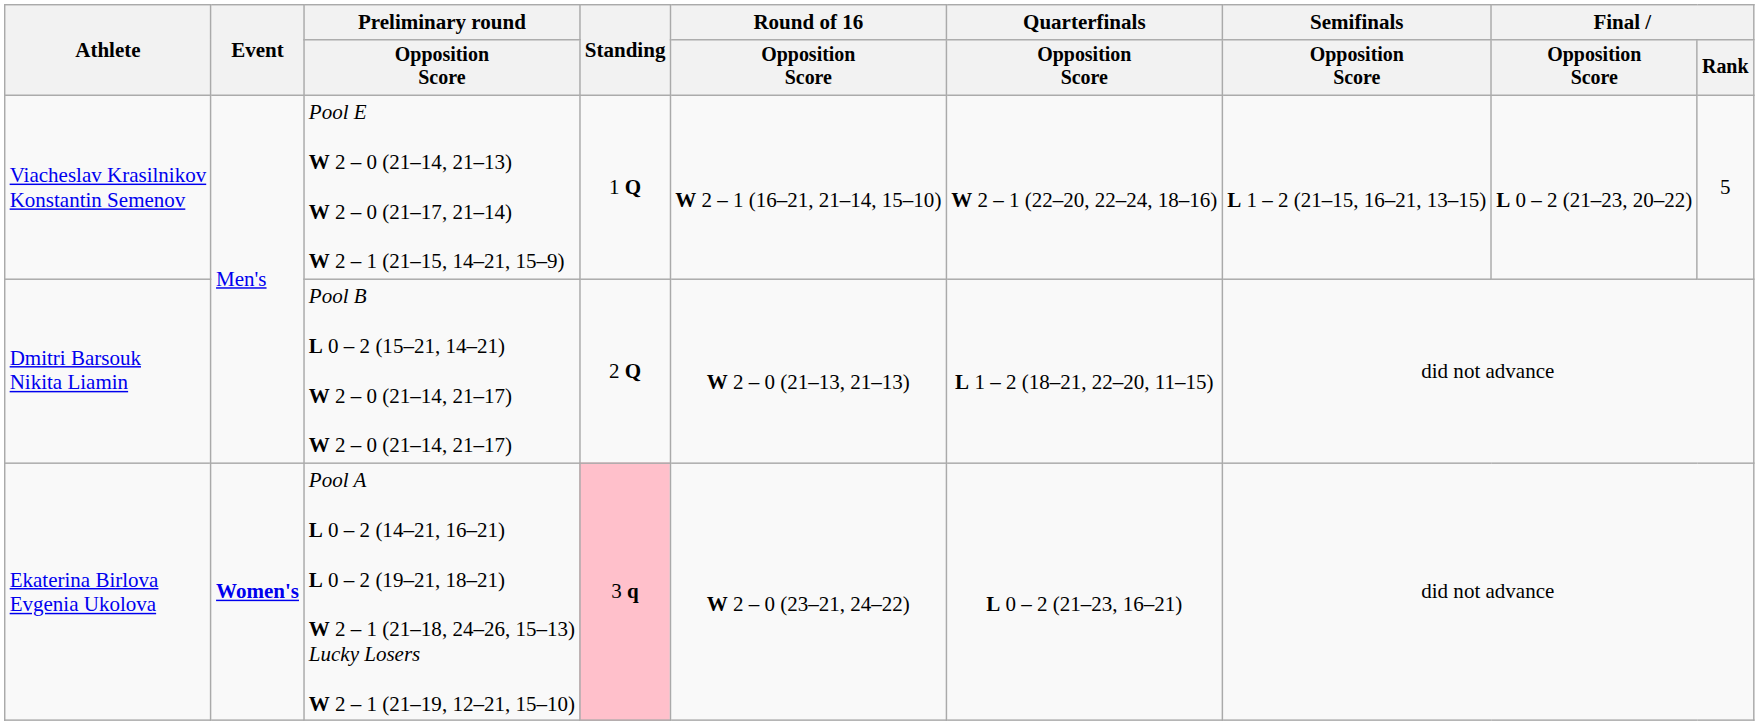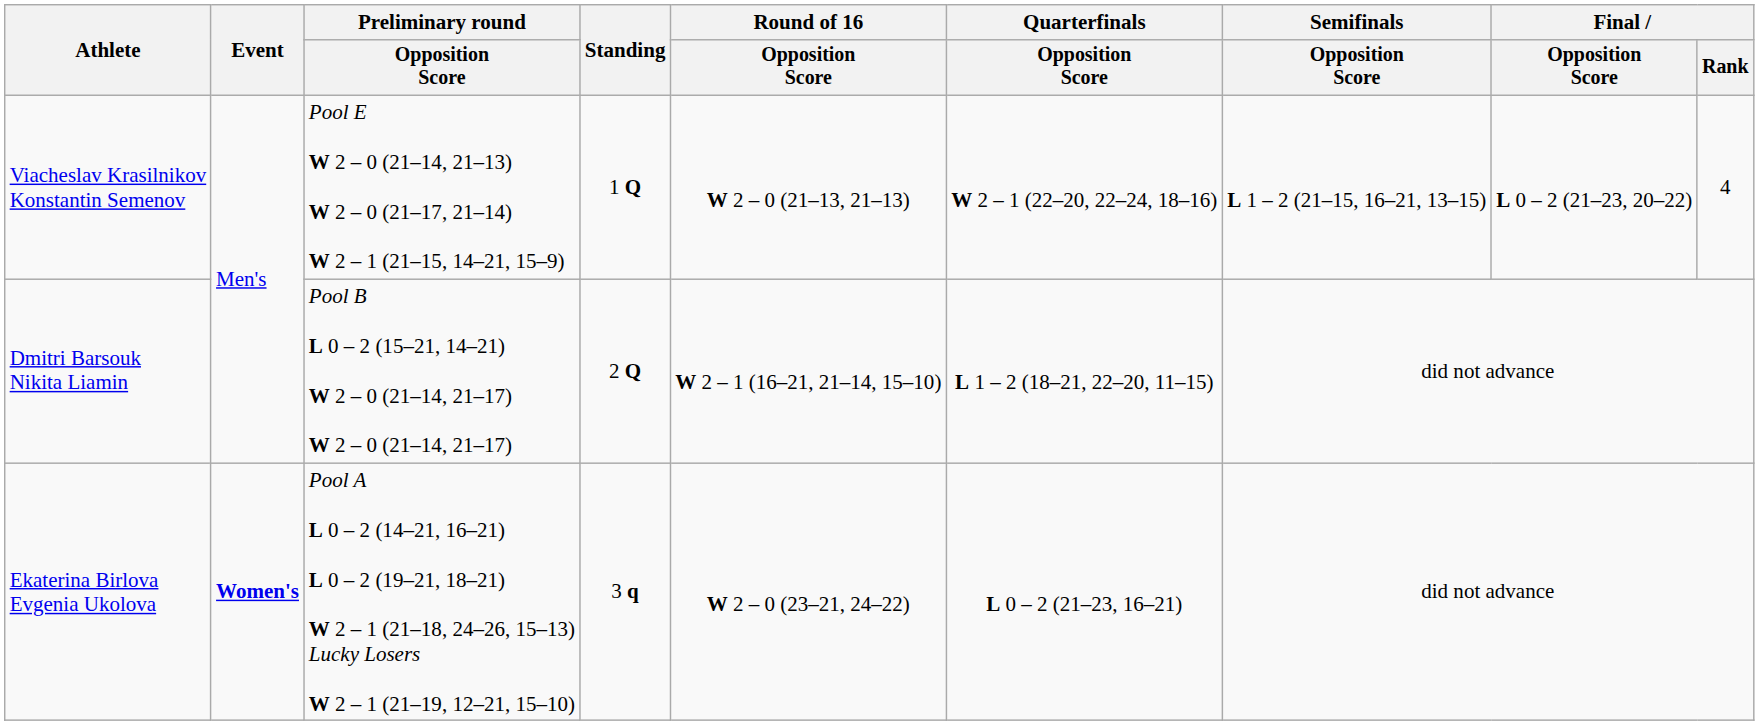(808, 199) W 2 – 1 (16–21, 21–14, 15–10) -> (808, 199) W 2 – 0 (21–13, 21–13)
(1725, 187) 5 -> (1725, 187) 4
(808, 383) W 2 – 0 (21–13, 21–13) -> (808, 383) W 2 – 1 (16–21, 21–14, 15–10)
(625, 591) pink background -> (625, 591) no background
